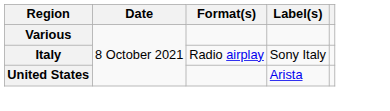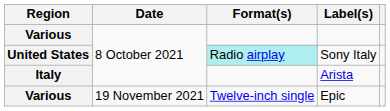(48, 55) Italy -> (48, 55) United States
(227, 55) no background -> (247, 55) paleturquoise background
(48, 75) United States -> (48, 75) Italy
+ row: (333, 95)
